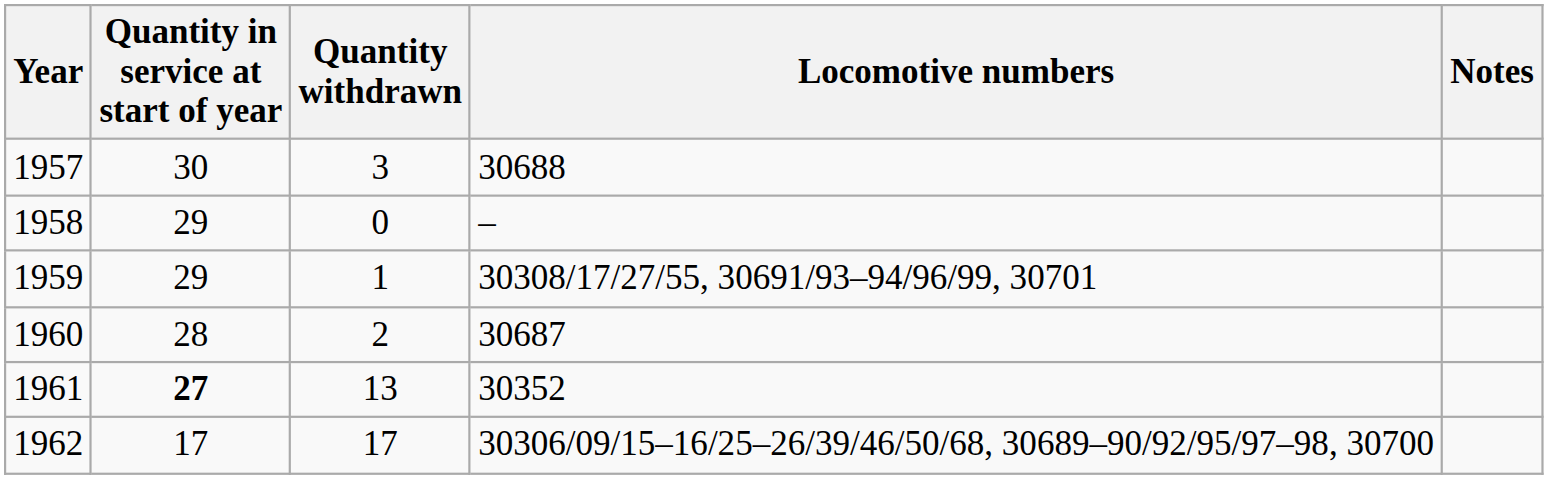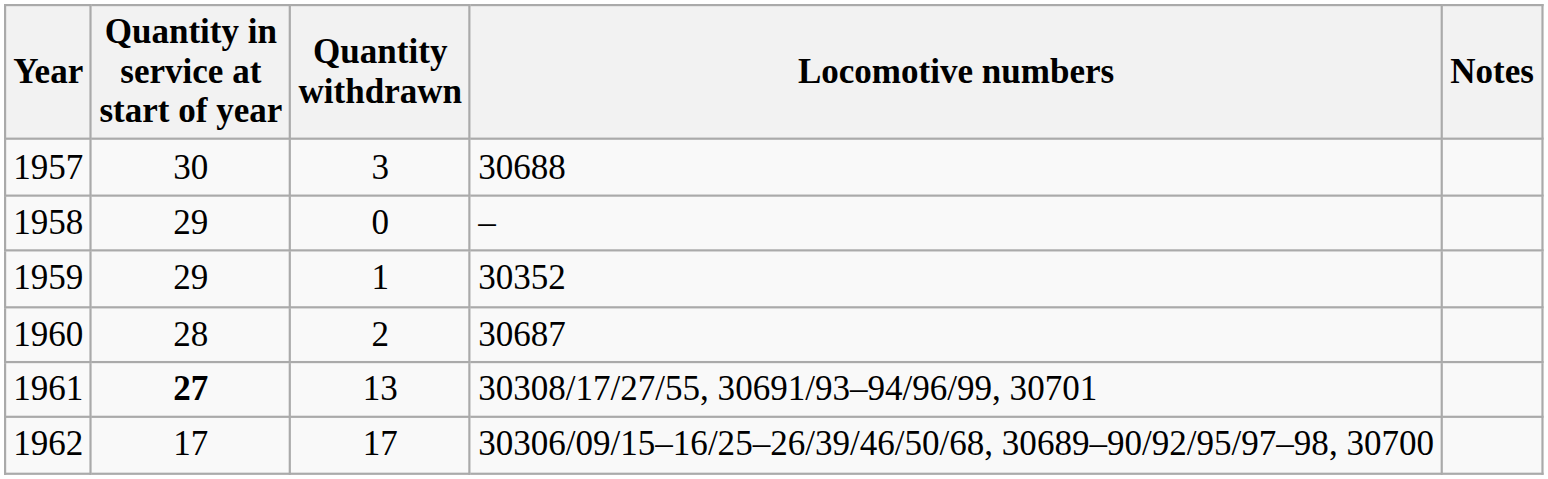(788, 277) 30308/17/27/55, 30691/93–94/96/99, 30701 -> (522, 277) 30352
(522, 388) 30352 -> (788, 388) 30308/17/27/55, 30691/93–94/96/99, 30701
